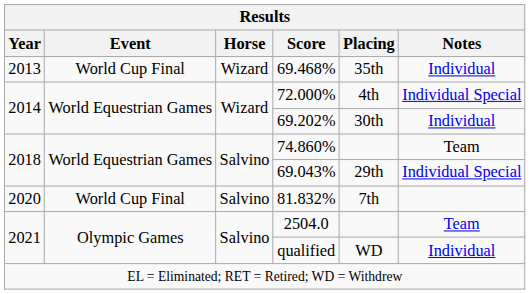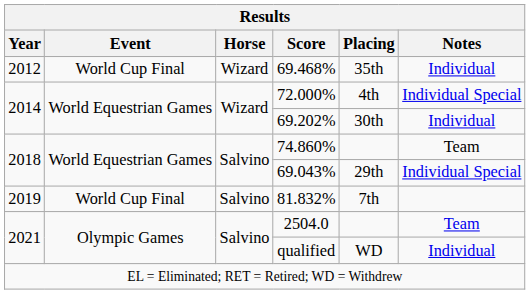(25, 69) 2013 -> (25, 69) 2012
(25, 198) 2020 -> (25, 198) 2019
